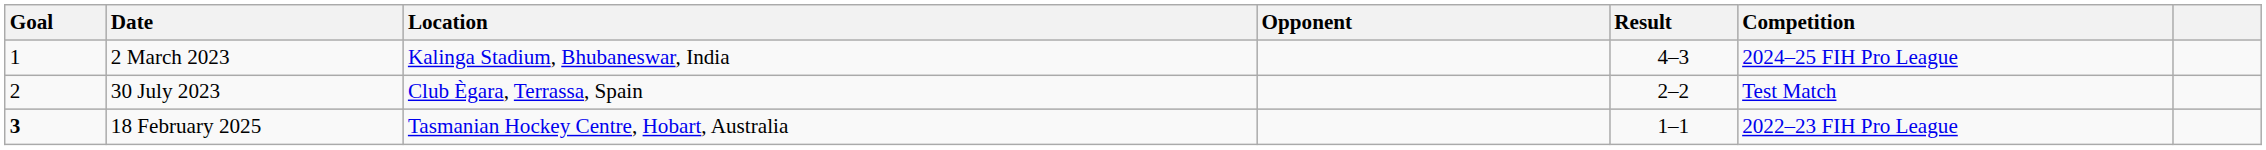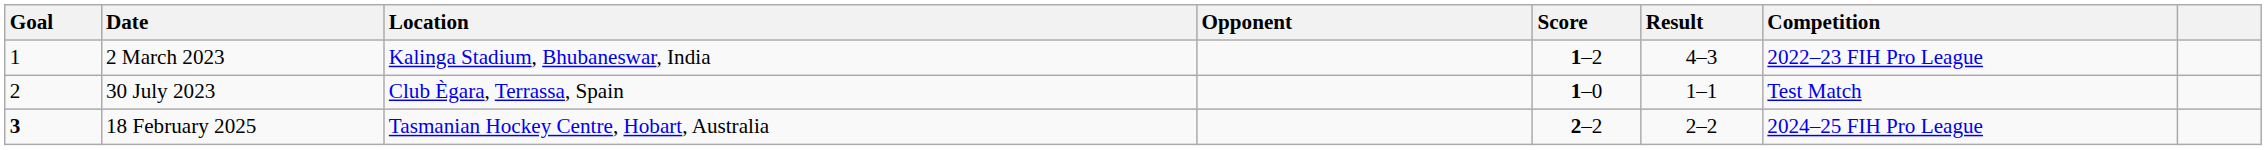+ column: (1562, 22)
(1850, 57) 2024–25 FIH Pro League -> (1875, 57) 2022–23 FIH Pro League
(1673, 92) 2–2 -> (1702, 92) 1–1
(1673, 127) 1–1 -> (1702, 127) 2–2
(1850, 127) 2022–23 FIH Pro League -> (1875, 127) 2024–25 FIH Pro League
